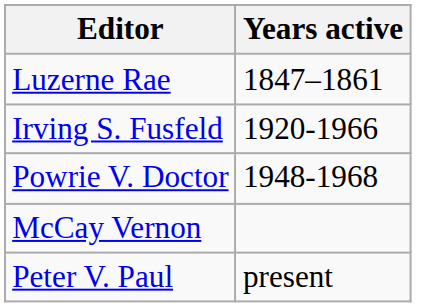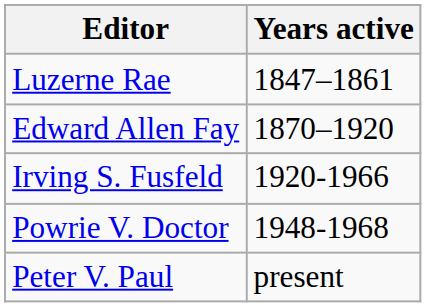+ row: (126, 128)
- row: (107, 227)
